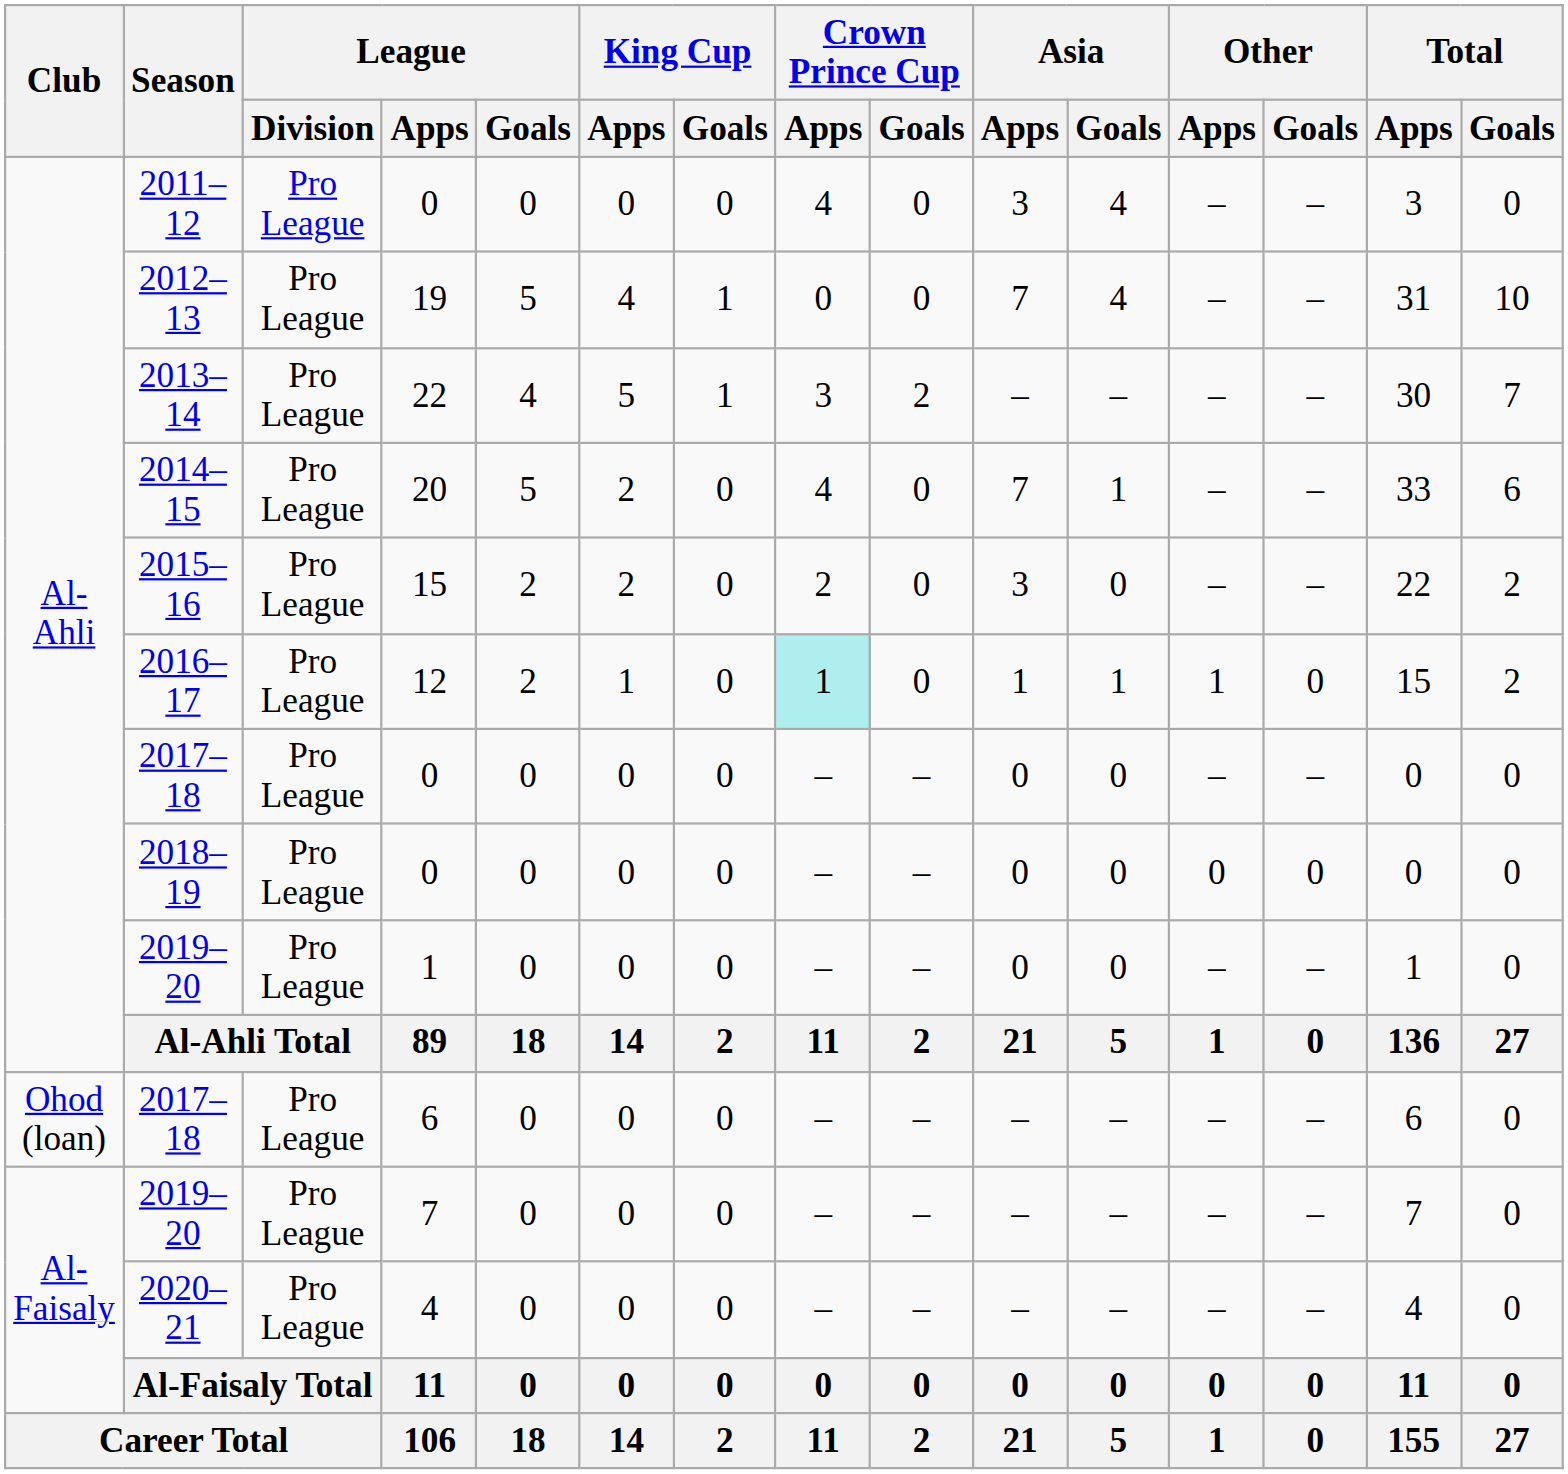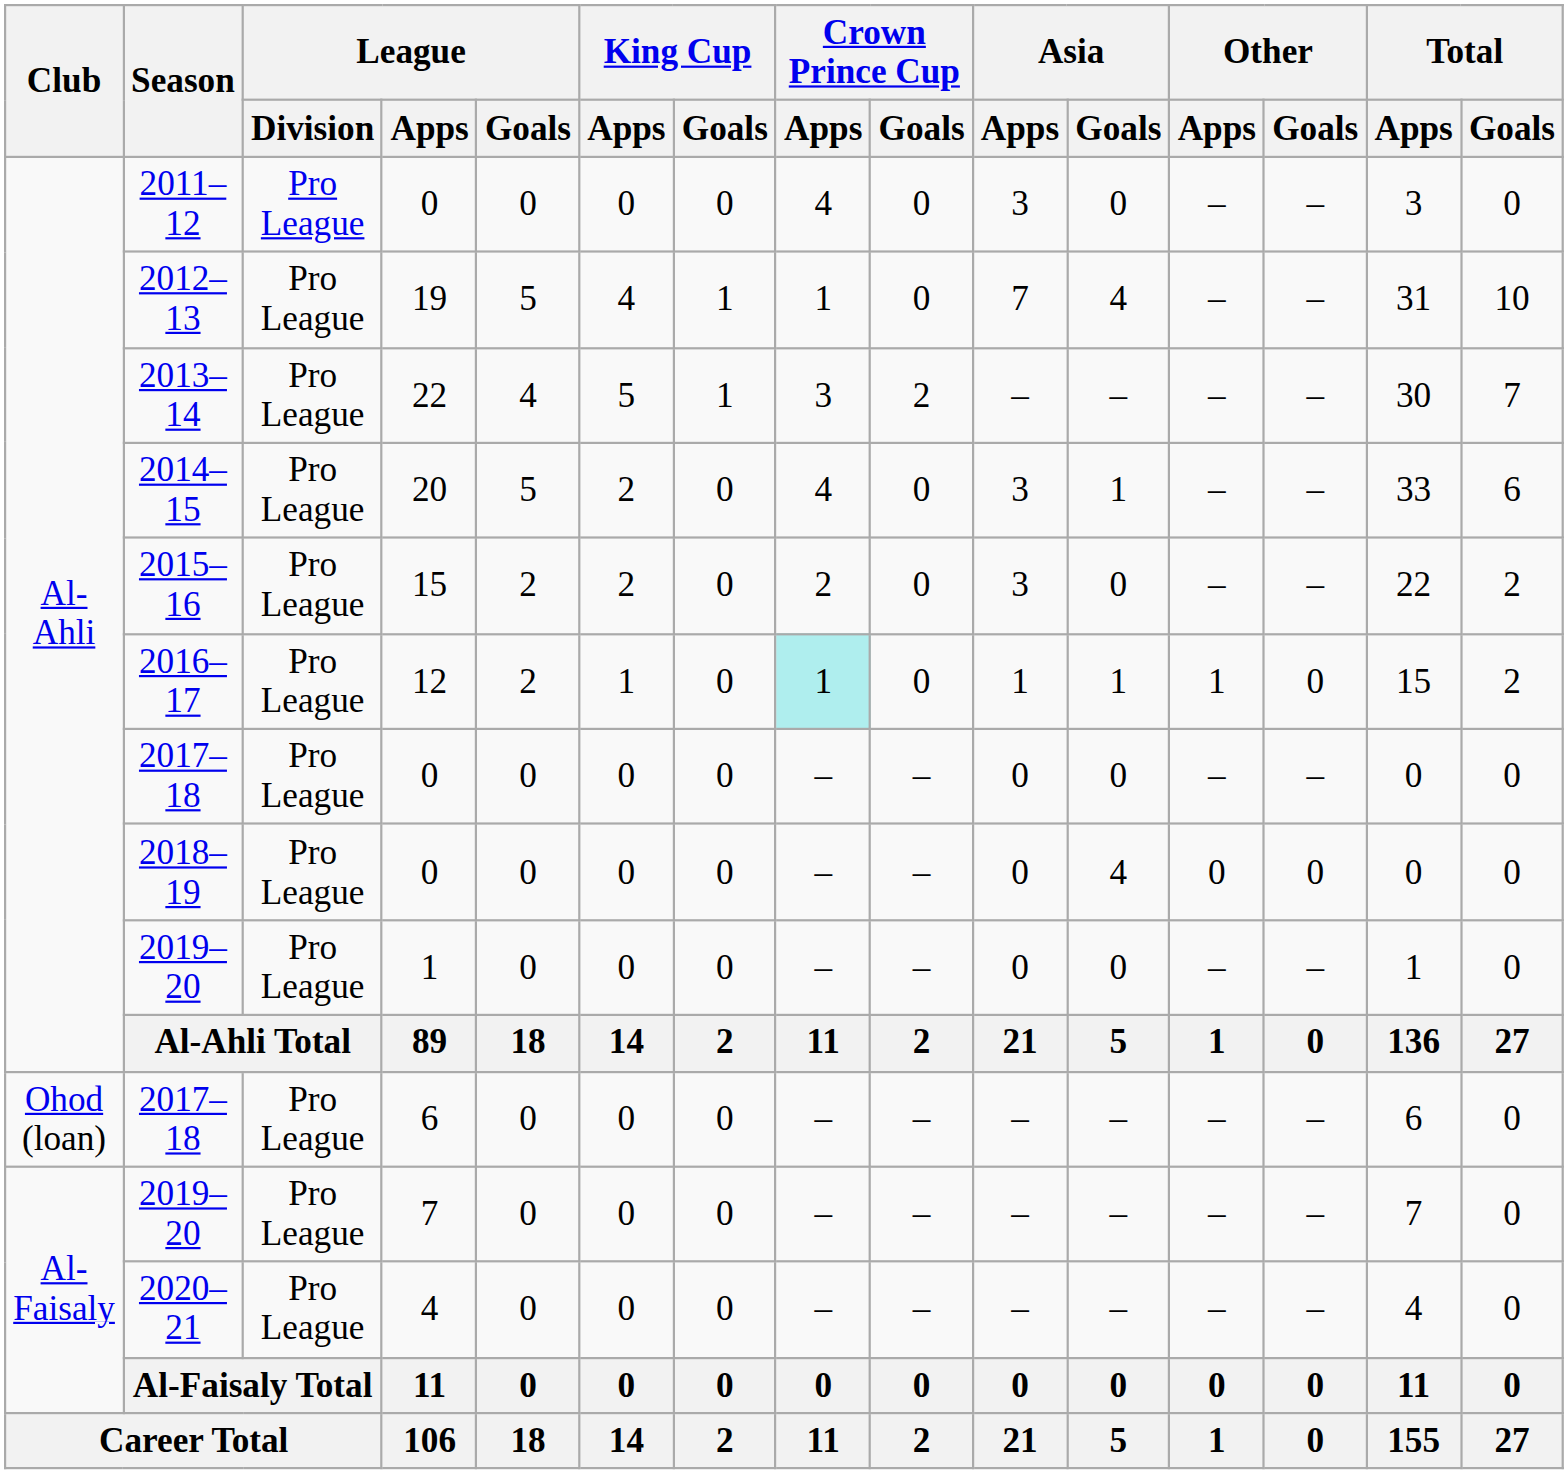(1118, 203) 4 -> (1118, 203) 0
(823, 298) 0 -> (823, 298) 1
(1020, 489) 7 -> (1020, 489) 3
(1118, 871) 0 -> (1118, 871) 4
